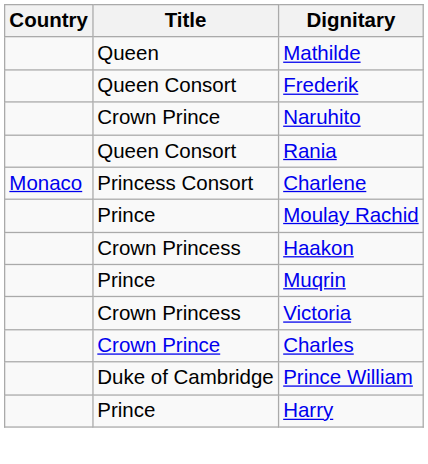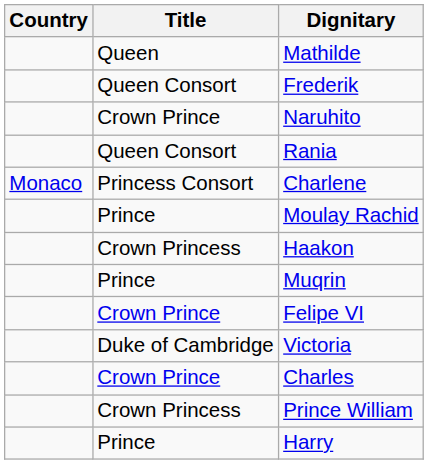+ row: (324, 313)
(169, 313) Crown Princess -> (186, 345) Duke of Cambridge
(186, 378) Duke of Cambridge -> (169, 410) Crown Princess
